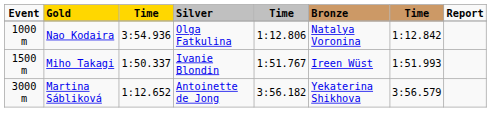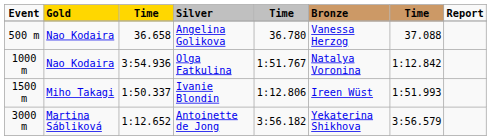+ row: (201, 35)
(282, 35) 1:12.806 -> (282, 64) 1:51.767
(282, 64) 1:51.767 -> (282, 93) 1:12.806
